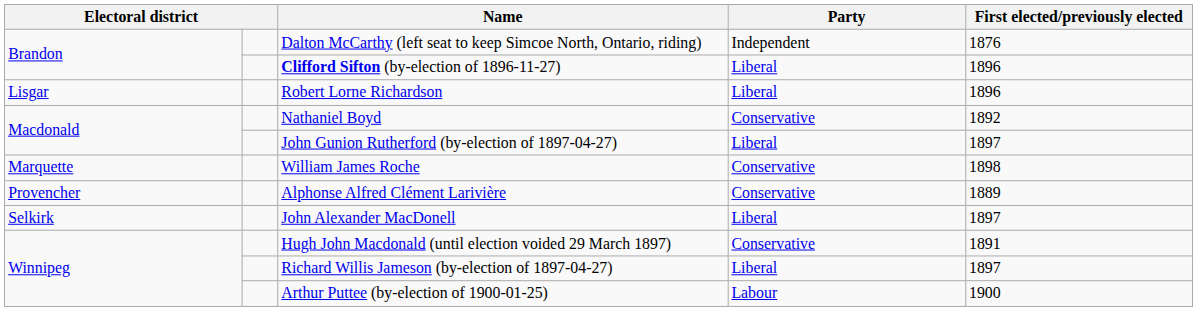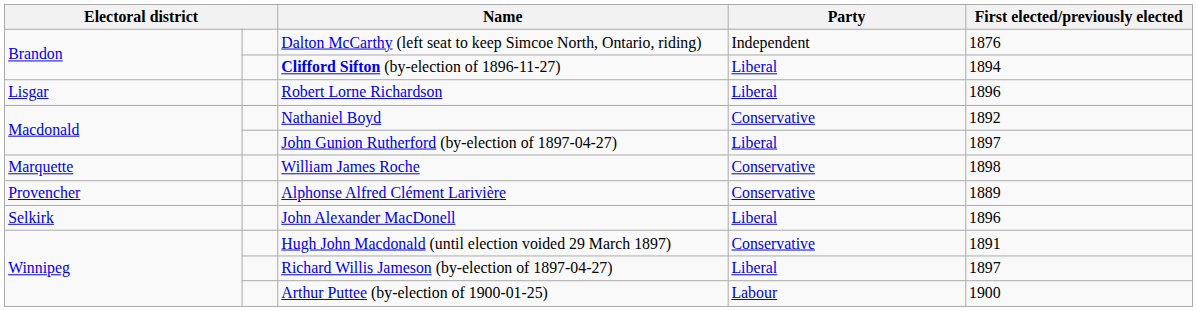(985, 67) 1896 -> (985, 67) 1894
(985, 218) 1897 -> (985, 218) 1896
